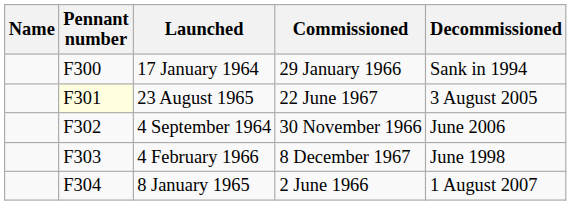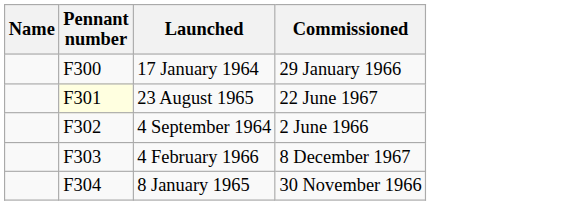- column: (496, 29)
(351, 127) 30 November 1966 -> (324, 127) 2 June 1966
(324, 185) 2 June 1966 -> (351, 185) 30 November 1966
